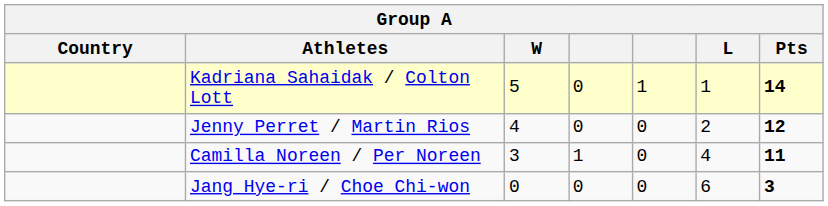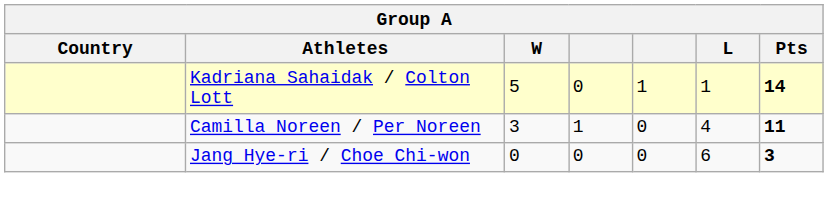- row: (330, 128)
